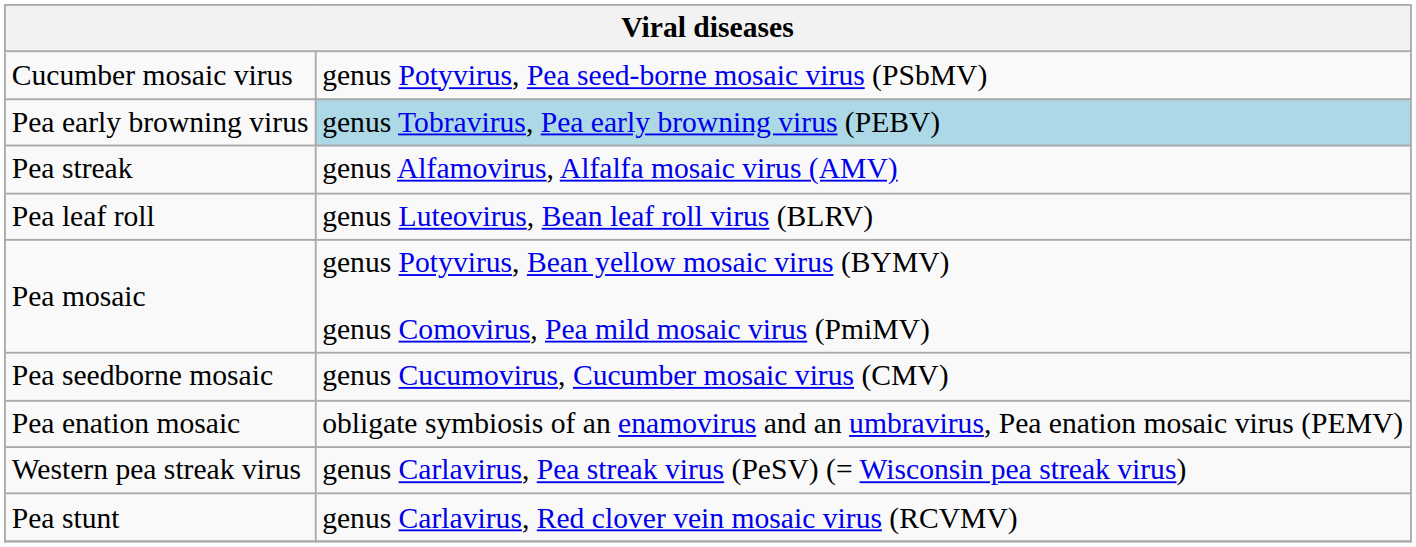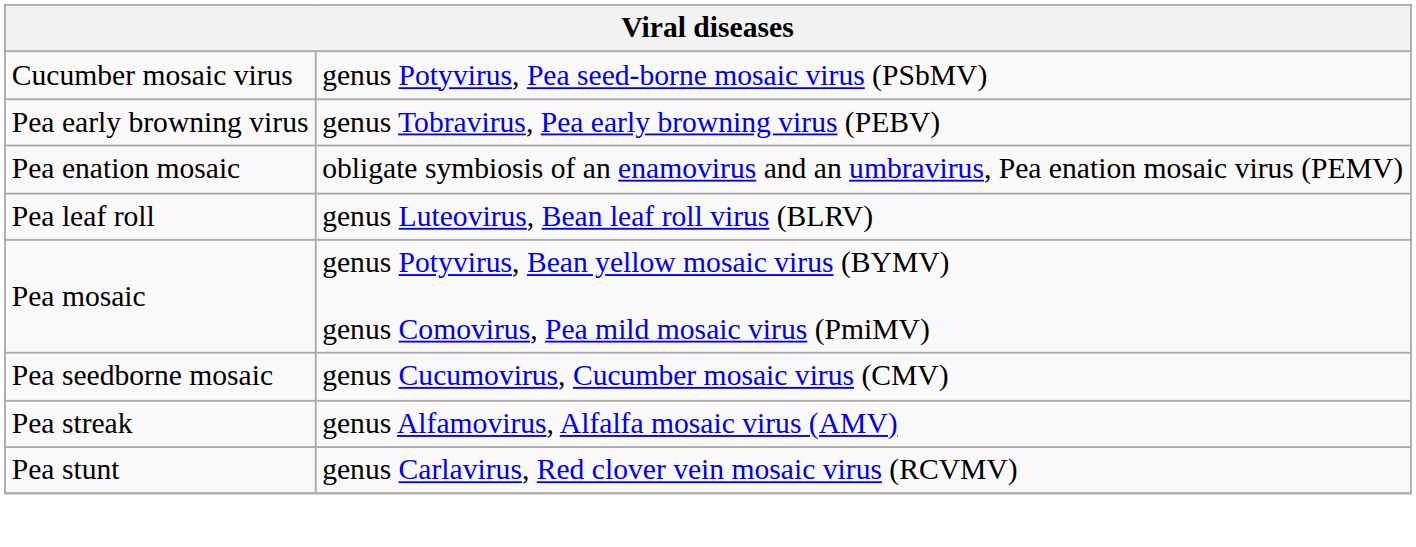(631, 121) lightblue background -> (631, 121) no background
rows swapped: (126, 423) <-> (72, 168)
- row: (156, 470)
